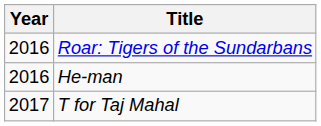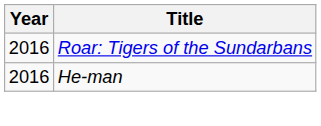- row: (118, 105)
